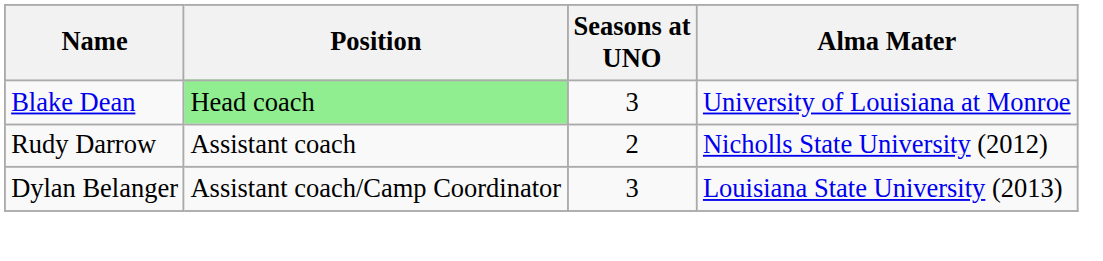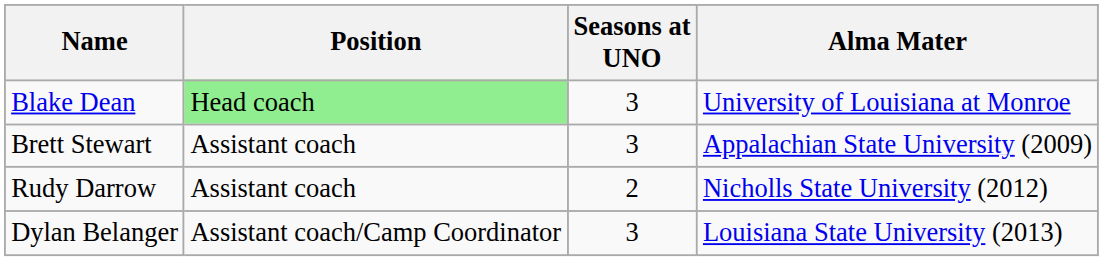+ row: (81, 145)
